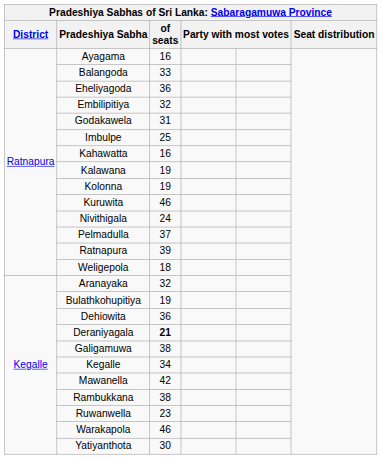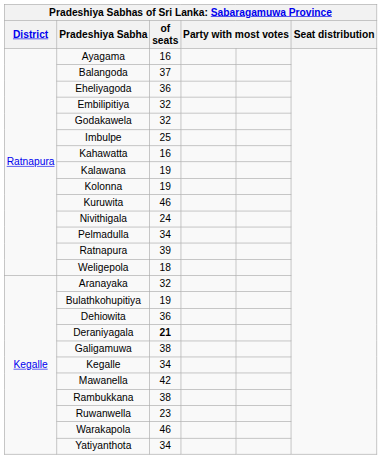(165, 72) 33 -> (165, 72) 37
(165, 121) 31 -> (165, 121) 32
(165, 235) 37 -> (165, 235) 34
(165, 446) 30 -> (165, 446) 34
